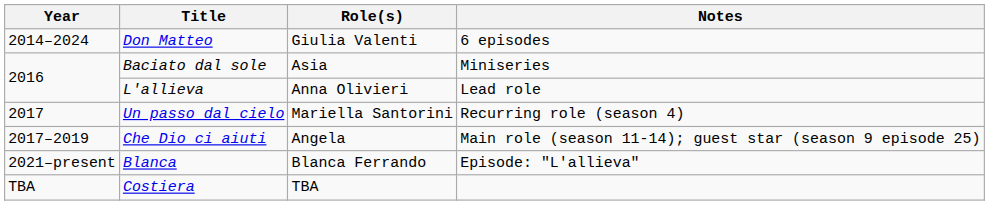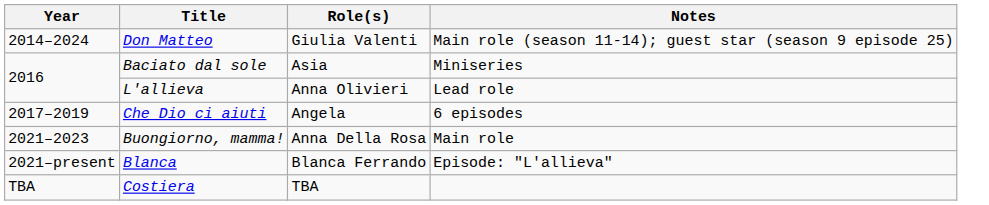(505, 41) 6 episodes -> (693, 41) Main role (season 11-14); guest star (season 9 episode 25)
- row: (204, 114)
(720, 139) Main role (season 11-14); guest star (season 9 episode 25) -> (478, 114) 6 episodes
+ row: (204, 139)
